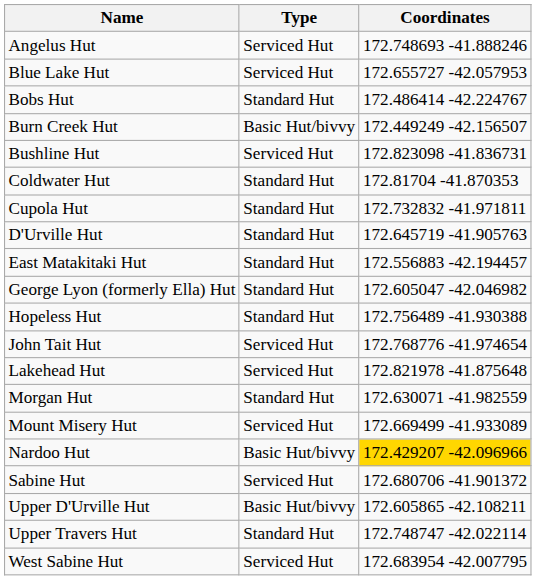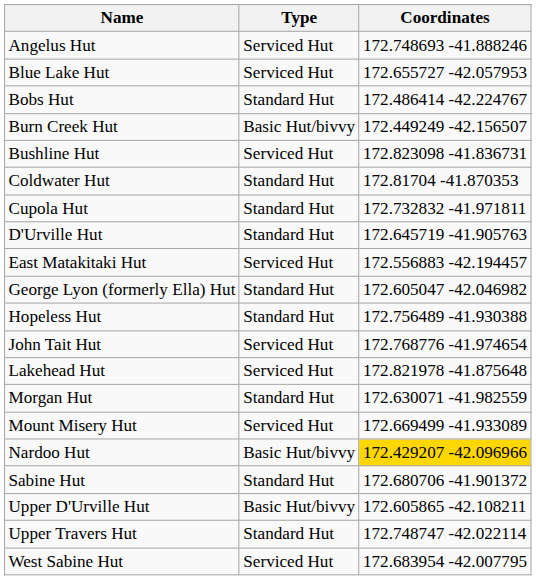(289, 262) Standard Hut -> (288, 262) Serviced Hut
(288, 479) Serviced Hut -> (289, 479) Standard Hut
